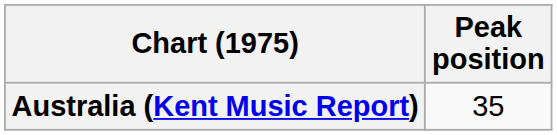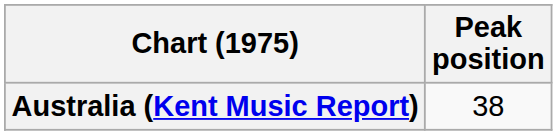(488, 105) 35 -> (488, 105) 38
